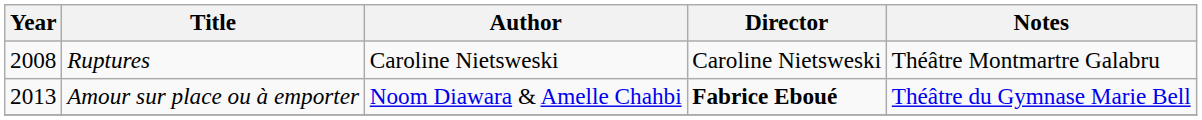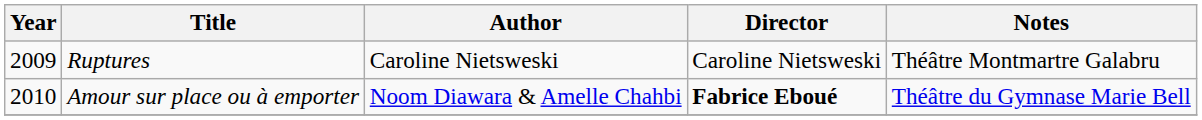(33, 59) 2008 -> (33, 59) 2009
(33, 96) 2013 -> (33, 96) 2010
